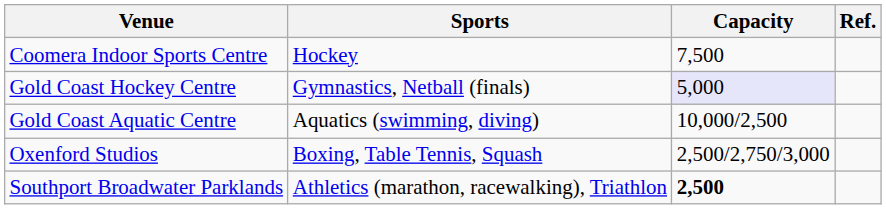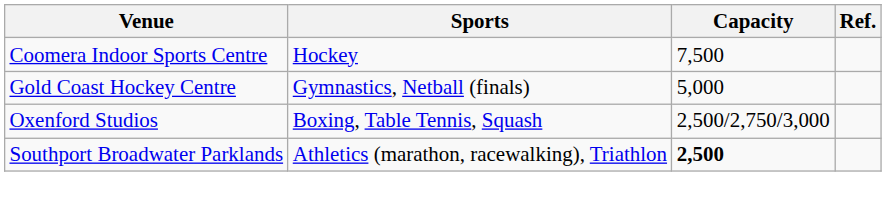(700, 87) lavender background -> (700, 87) no background
- row: (123, 120)
